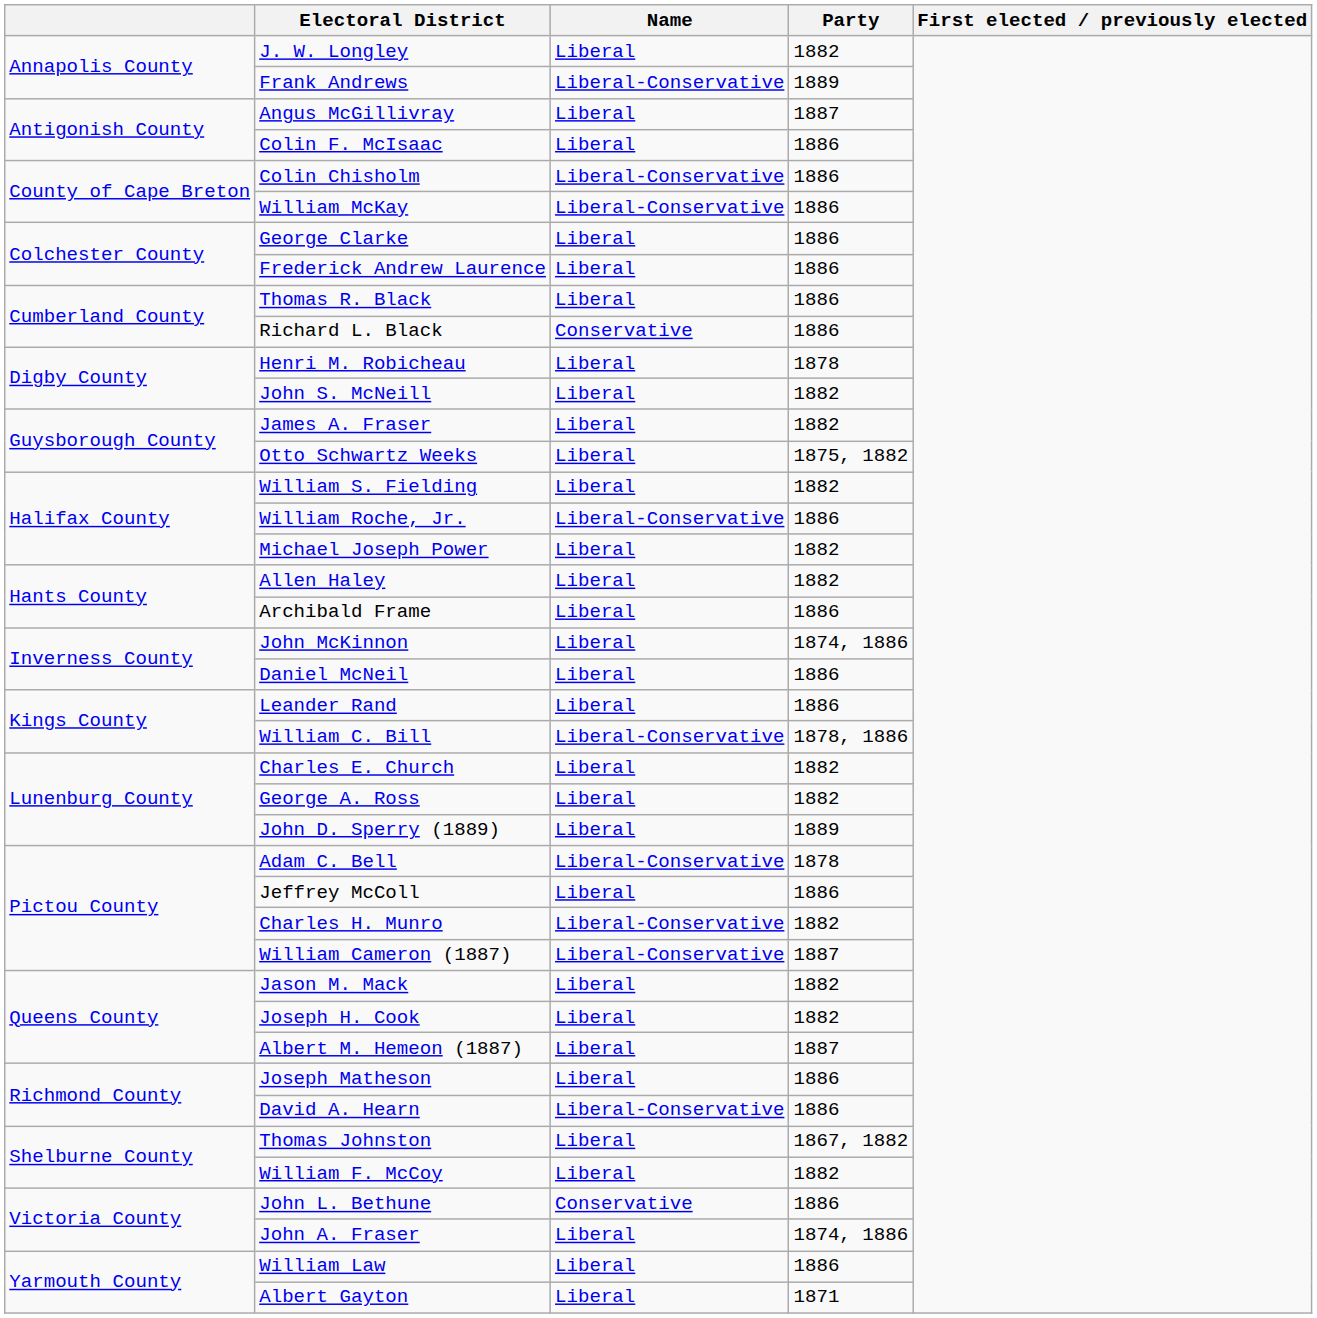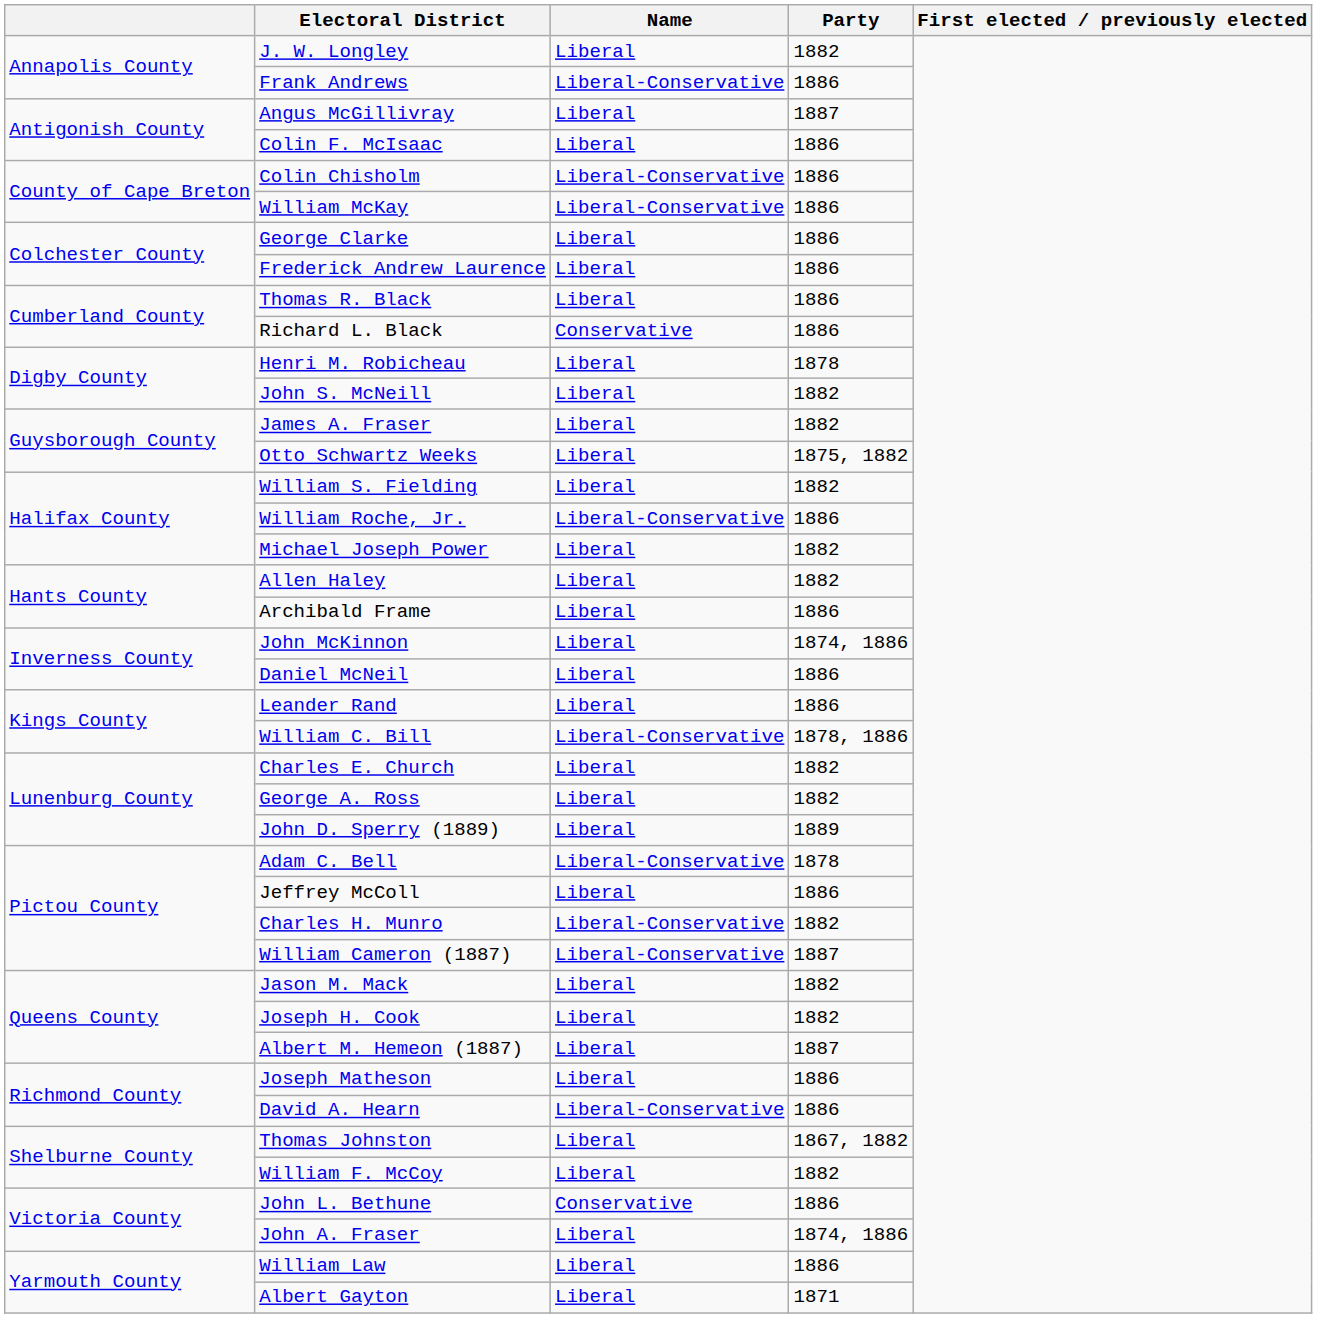(816, 83) 1889 -> (816, 83) 1886
